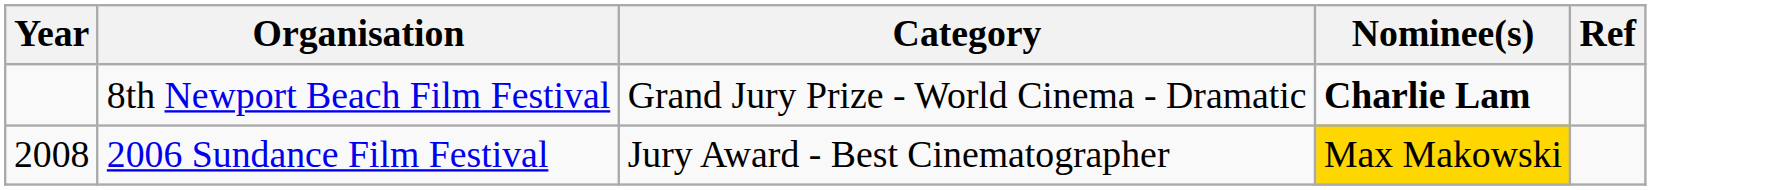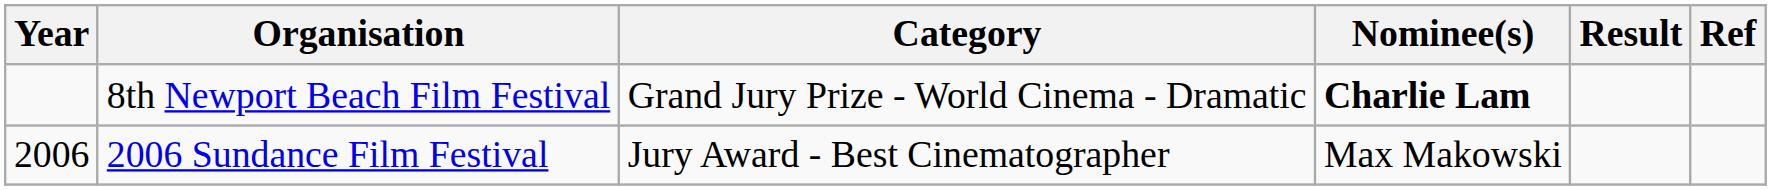+ column: (1631, 34)
(52, 154) 2008 -> (52, 154) 2006
(1443, 154) gold background -> (1443, 154) no background
